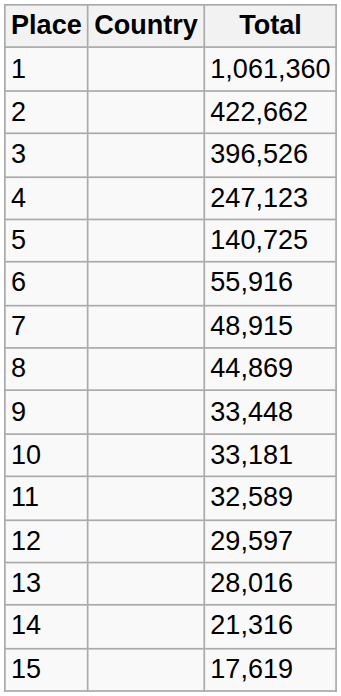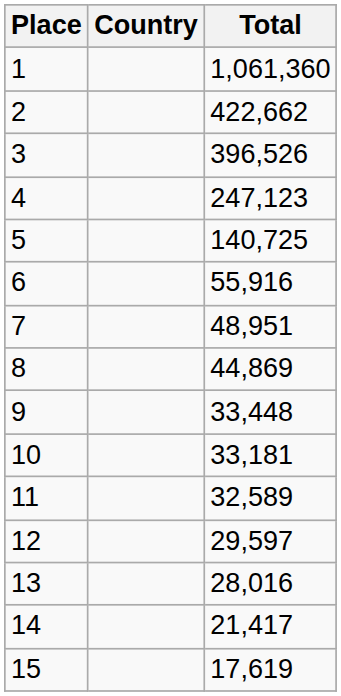(252, 326) 48,915 -> (252, 326) 48,951
(252, 626) 21,316 -> (252, 626) 21,417
